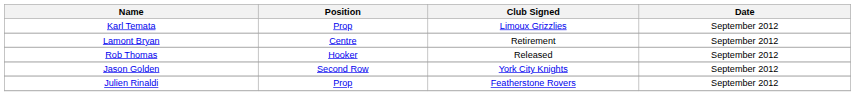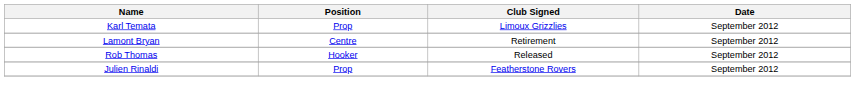- row: (131, 69)
